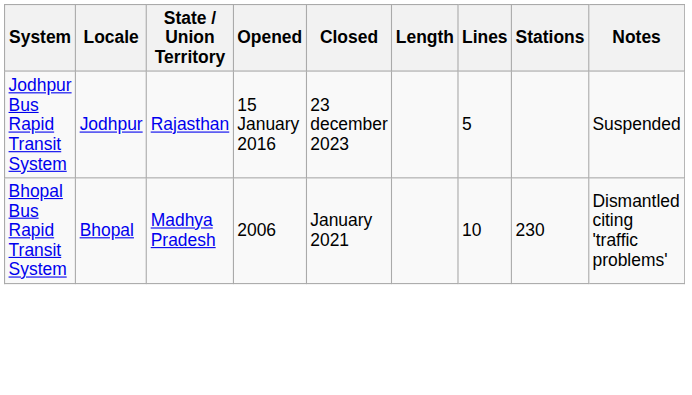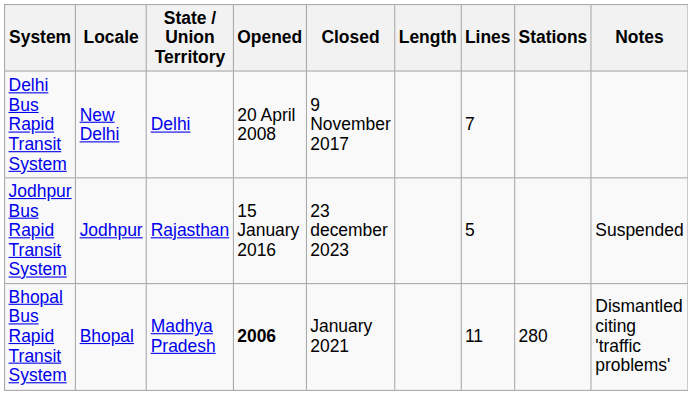+ row: (38, 124)
(257, 230) normal -> (257, 336) bold
(472, 230) 10 -> (474, 336) 11
(530, 230) 230 -> (533, 336) 280
